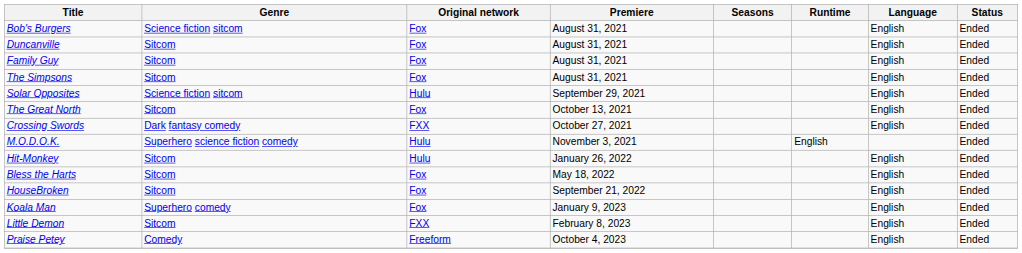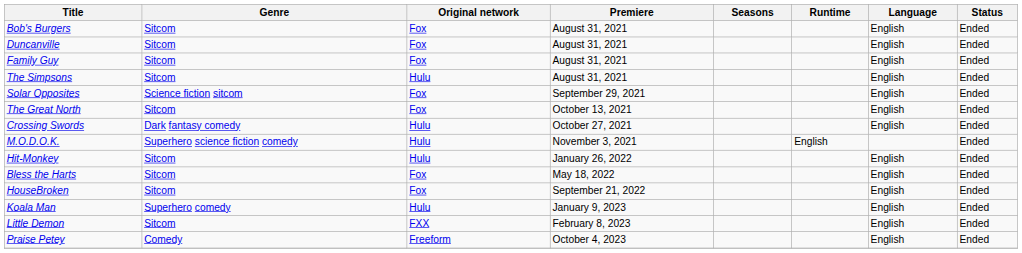(193, 28) Science fiction sitcom -> (160, 28) Sitcom
(418, 77) Fox -> (420, 77) Hulu
(420, 93) Hulu -> (418, 93) Fox
(419, 126) FXX -> (420, 126) Hulu
(418, 207) Fox -> (420, 207) Hulu
